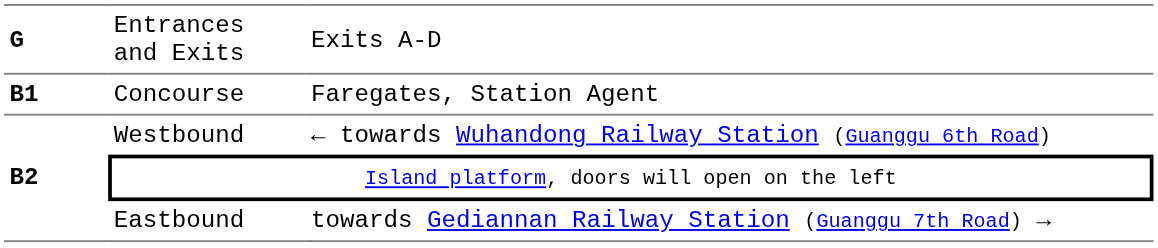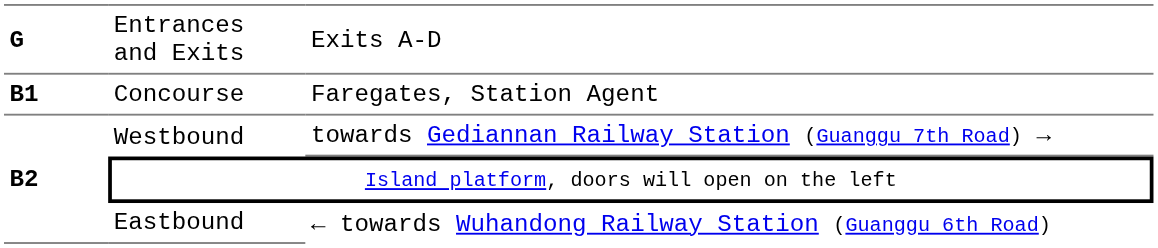(681, 135) ← towards Wuhandong Railway Station (Guanggu 6th Road) -> (681, 135) towards Gediannan Railway Station (Guanggu 7th Road) →
(681, 221) towards Gediannan Railway Station (Guanggu 7th Road) → -> (681, 223) ← towards Wuhandong Railway Station (Guanggu 6th Road)
